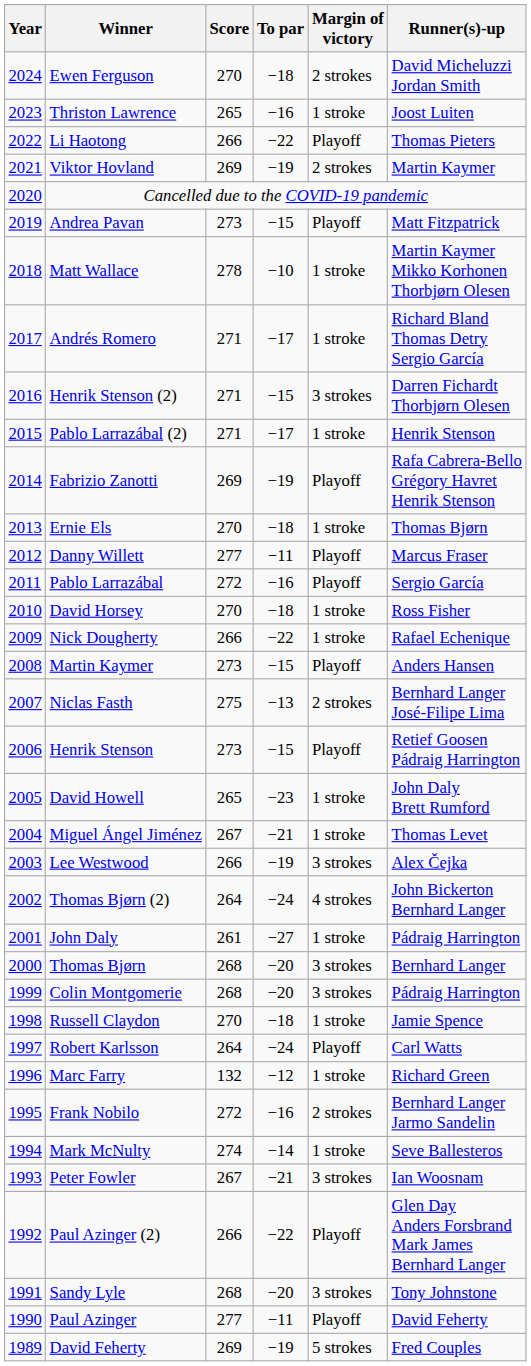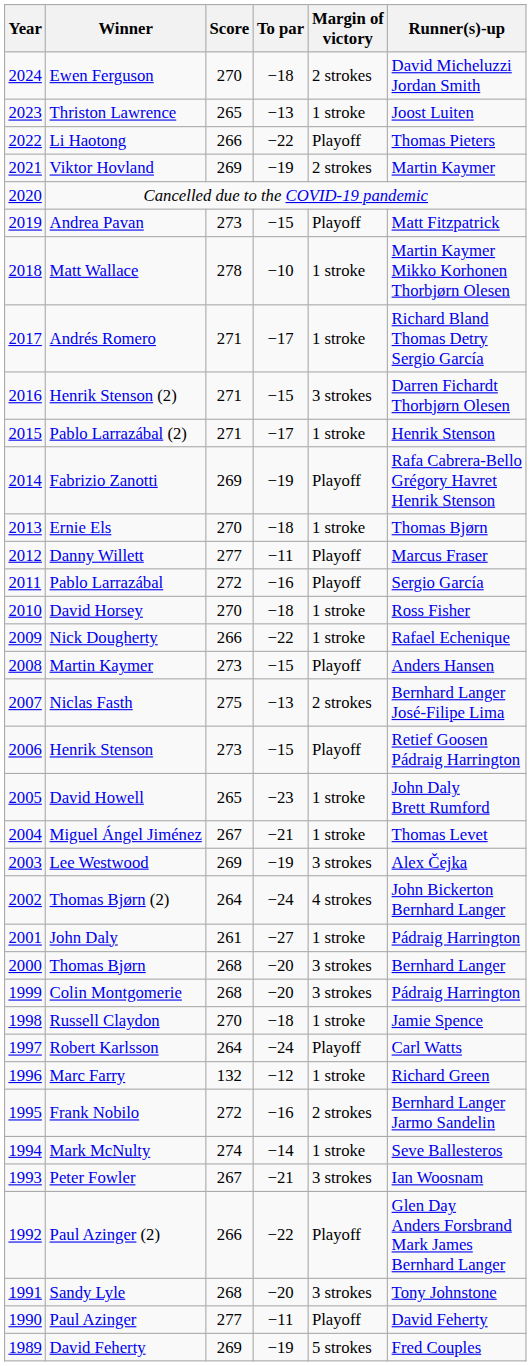(281, 113) −16 -> (281, 113) −13
(229, 862) 266 -> (229, 862) 269
